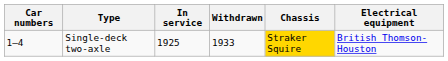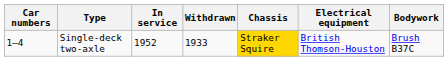+ column: (416, 17)
(168, 43) 1925 -> (145, 43) 1952
